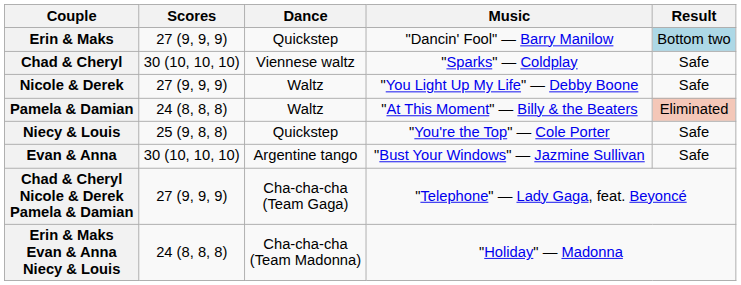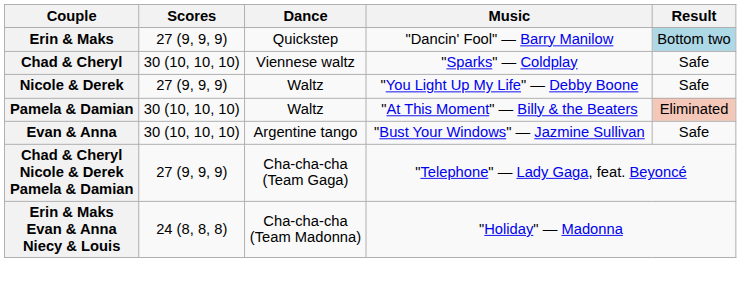(192, 109) 24 (8, 8, 8) -> (192, 109) 30 (10, 10, 10)
- row: (72, 132)
